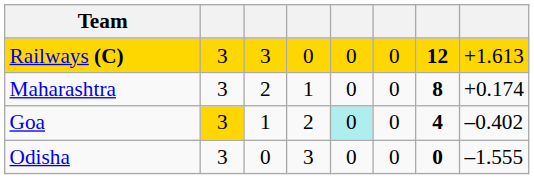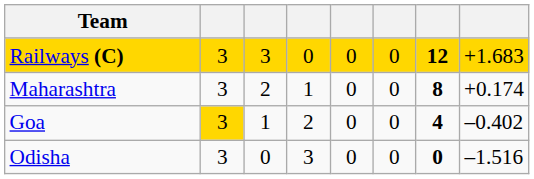(494, 55) +1.613 -> (494, 55) +1.683
(351, 122) paleturquoise background -> (351, 122) no background
(494, 156) –1.555 -> (494, 156) –1.516
